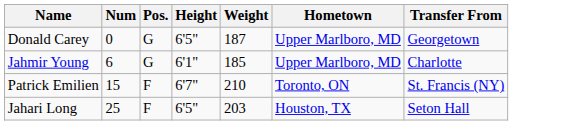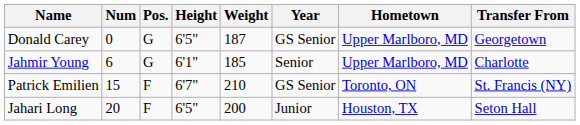+ column: (305, 16)
(113, 108) 25 -> (113, 108) 20
(235, 108) 203 -> (235, 108) 200
